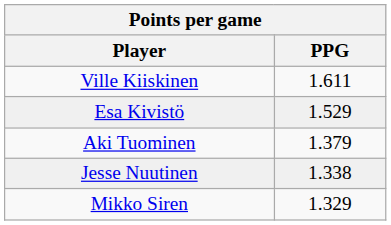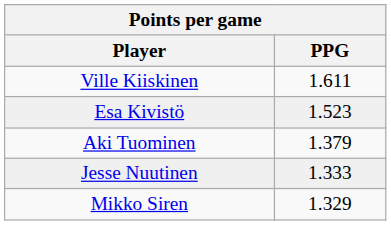(330, 111) 1.529 -> (330, 111) 1.523
(330, 173) 1.338 -> (330, 173) 1.333
